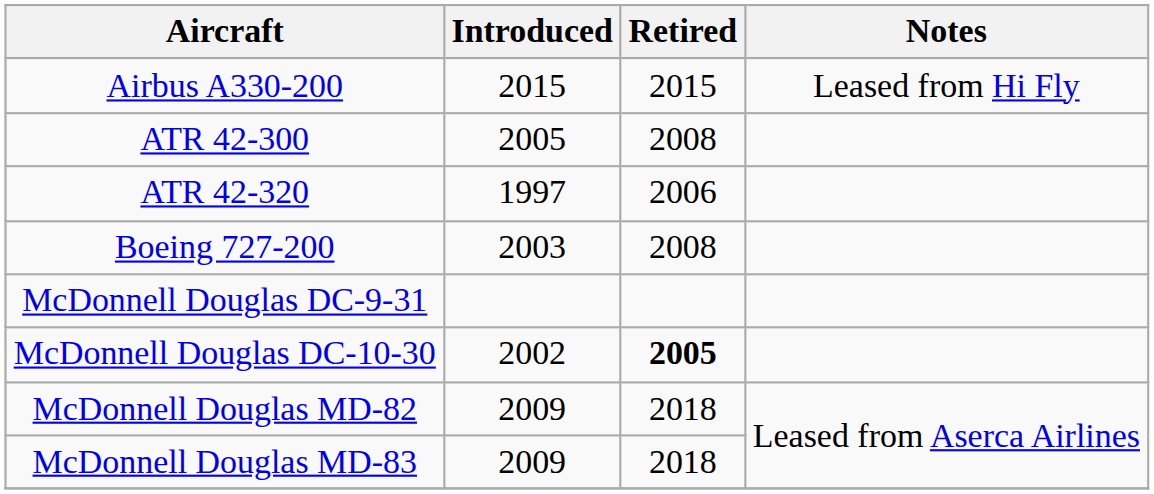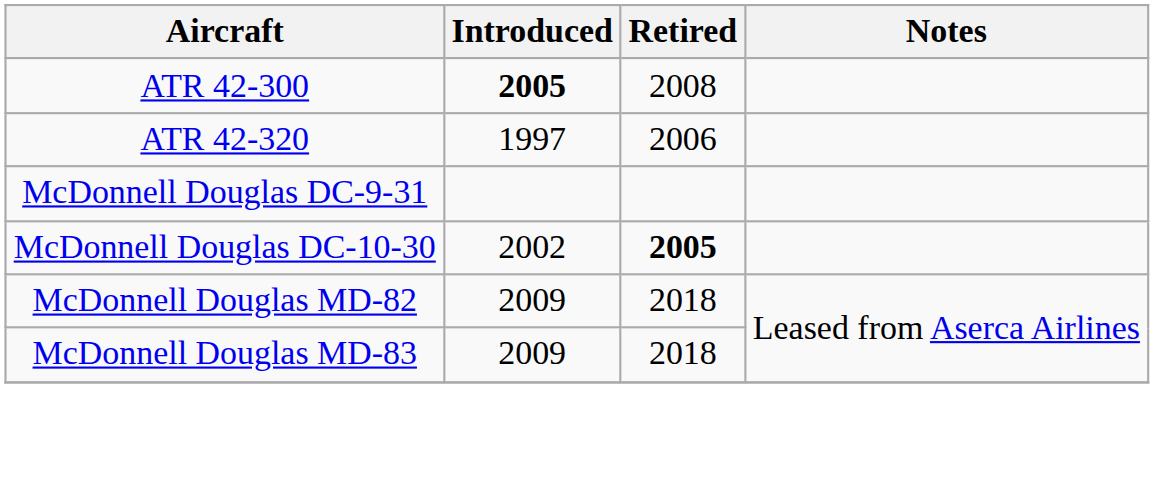- row: (225, 85)
(532, 138) normal -> (532, 85) bold
- row: (225, 246)
